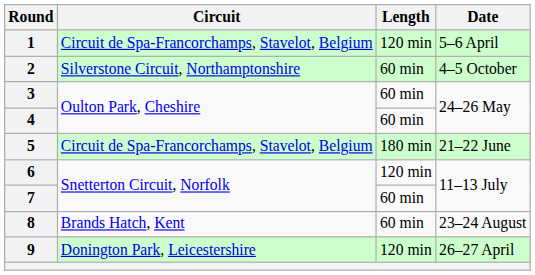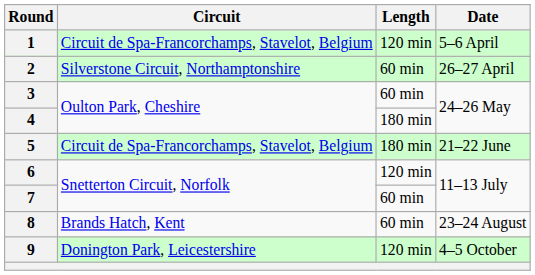(478, 68) 4–5 October -> (477, 68) 26–27 April
(402, 120) 60 min -> (406, 120) 180 min
(477, 249) 26–27 April -> (478, 249) 4–5 October
